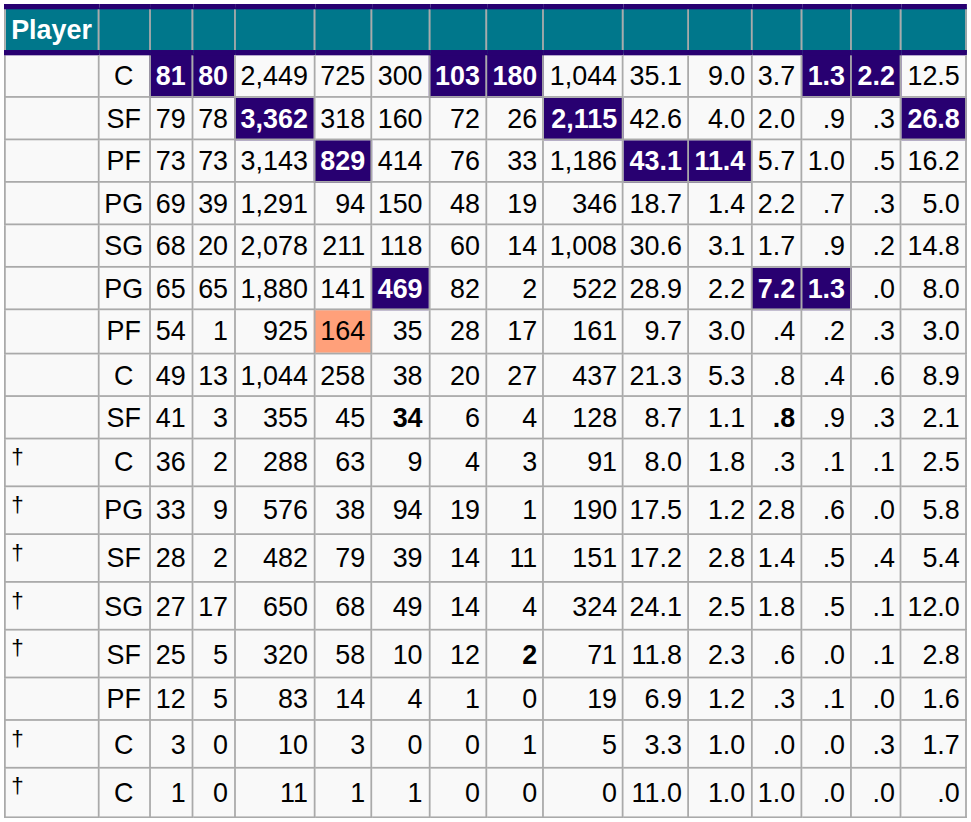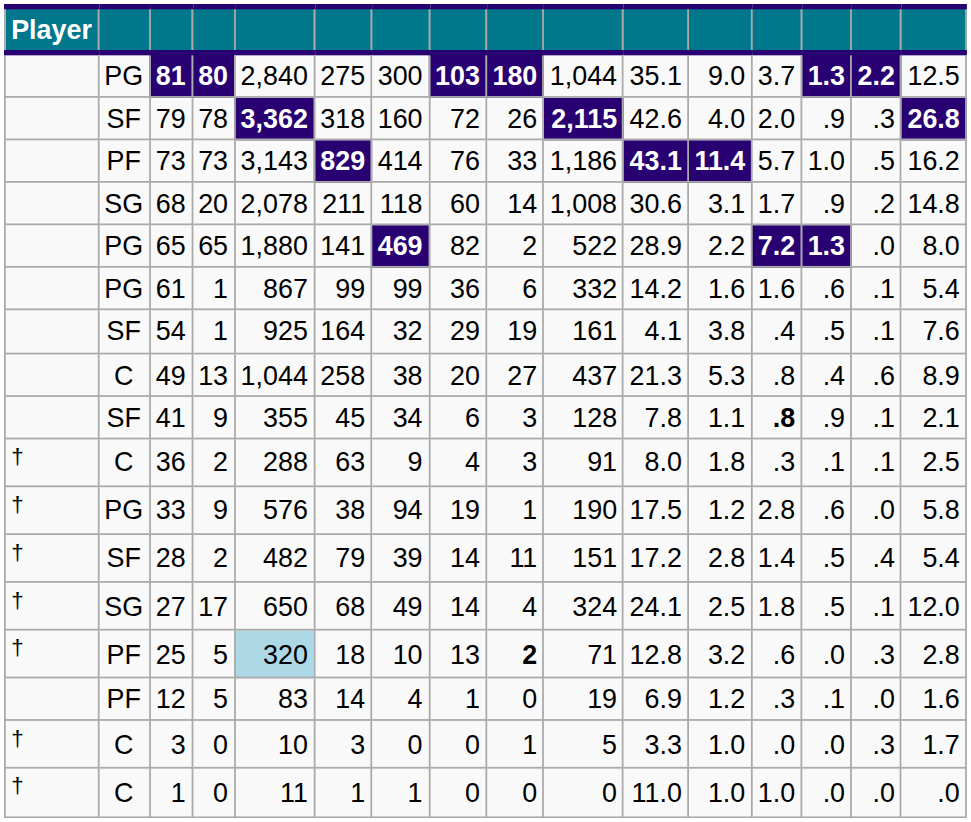(124, 76) C -> (124, 76) PG
(274, 76) 2,449 -> (274, 76) 2,840
(343, 76) 725 -> (343, 76) 275
- row: (171, 204)
+ row: (171, 289)
(124, 332) PF -> (124, 332) SF
(343, 332) lightsalmon background -> (343, 332) no background
(408, 332) 35 -> (408, 332) 32
(465, 332) 28 -> (465, 332) 29
(522, 332) 17 -> (522, 332) 19
(663, 332) 9.7 -> (663, 332) 4.1
(727, 332) 3.0 -> (727, 332) 3.8
(834, 332) .2 -> (834, 332) .5
(884, 332) .3 -> (884, 332) .1
(941, 332) 3.0 -> (941, 332) 7.6
(221, 417) 3 -> (221, 417) 9
(408, 417) bold -> (408, 417) normal
(530, 417) 4 -> (530, 417) 3
(663, 417) 8.7 -> (663, 417) 7.8
(884, 417) .3 -> (884, 417) .1
(124, 654) SF -> (124, 654) PF
(285, 654) no background -> (285, 654) lightblue background
(350, 654) 58 -> (350, 654) 18
(465, 654) 12 -> (465, 654) 13
(657, 654) 11.8 -> (656, 654) 12.8
(727, 654) 2.3 -> (727, 654) 3.2
(884, 654) .1 -> (884, 654) .3
